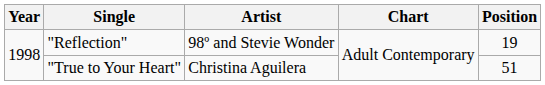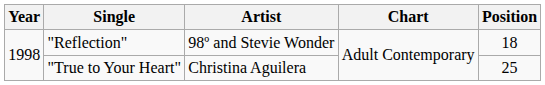(510, 42) 19 -> (510, 42) 18
(510, 67) 51 -> (510, 67) 25
